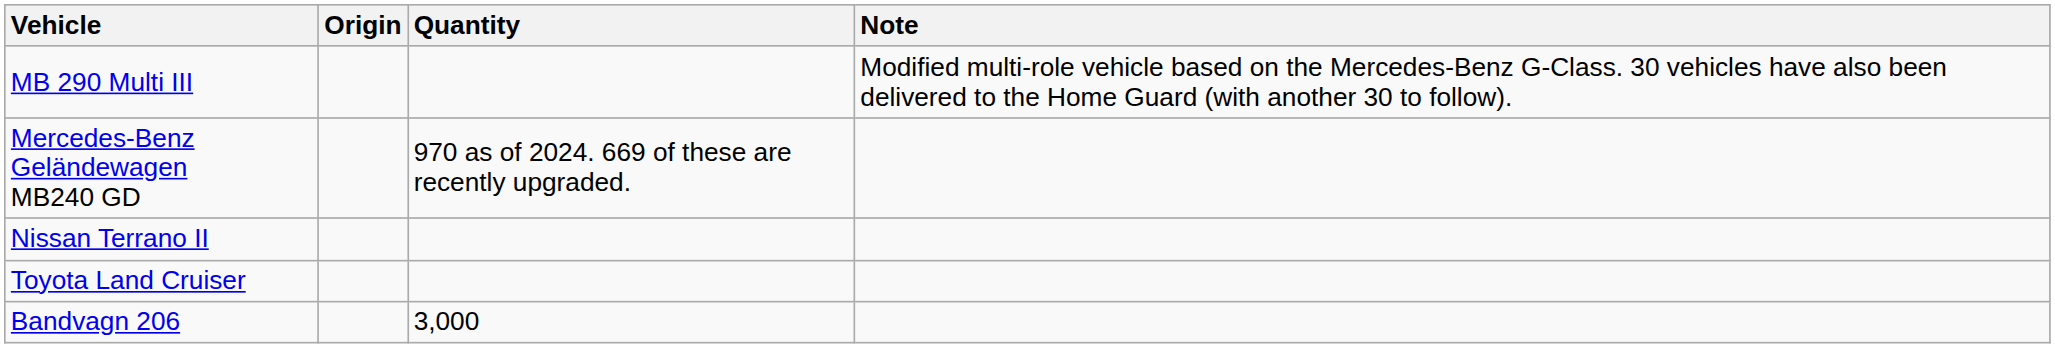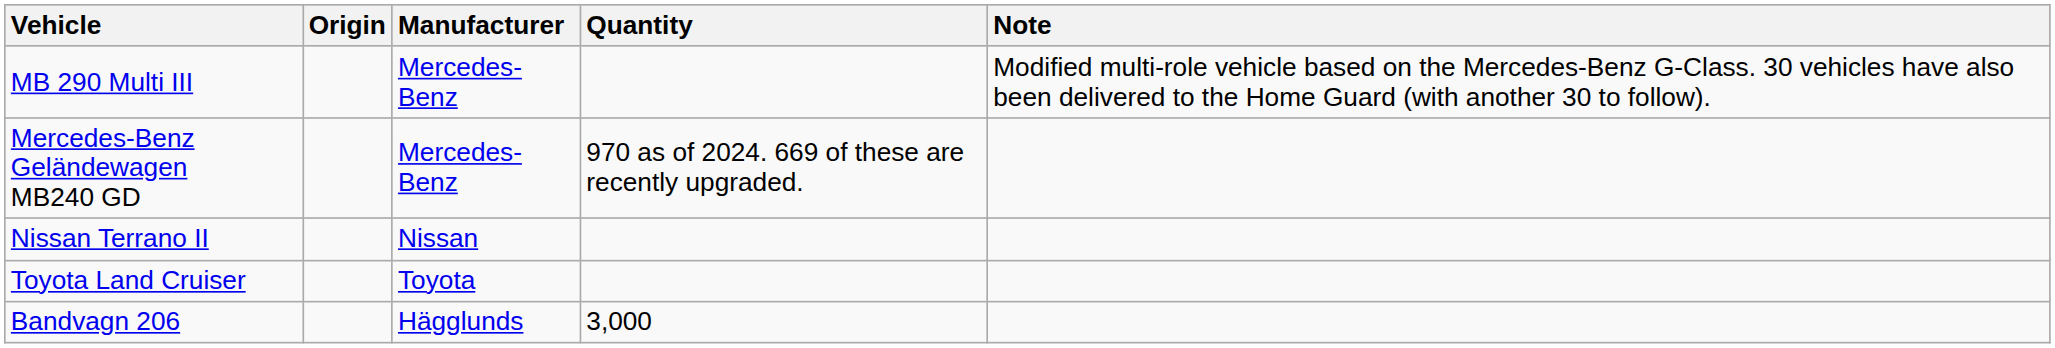+ column: (481, 25)
